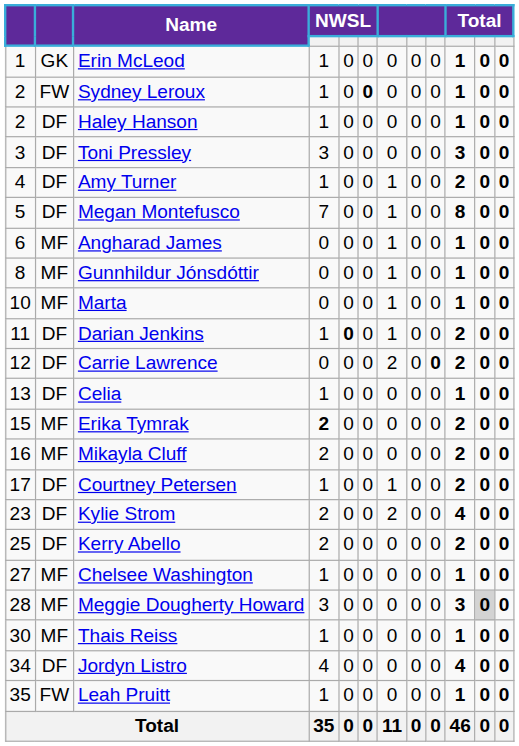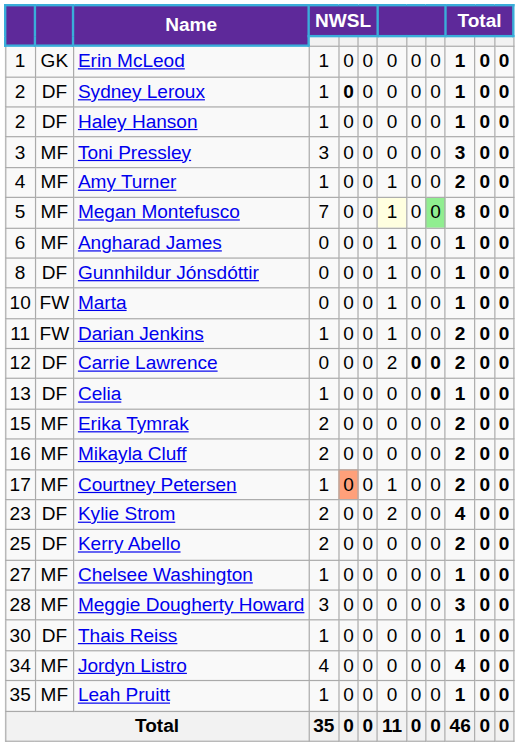(54, 91) FW -> (54, 91) DF
(348, 91) normal -> (348, 91) bold
(368, 91) bold -> (368, 91) normal
(54, 152) DF -> (54, 152) MF
(54, 182) DF -> (54, 182) MF
(54, 212) DF -> (54, 212) MF
(392, 212) no background -> (392, 212) lightyellow background
(435, 212) no background -> (435, 212) lightgreen background
(54, 272) MF -> (54, 272) DF
(54, 303) MF -> (54, 303) FW
(54, 333) DF -> (54, 333) FW
(348, 333) bold -> (348, 333) normal
(416, 363) normal -> (416, 363) bold
(435, 393) normal -> (435, 393) bold
(324, 423) bold -> (324, 423) normal
(54, 484) DF -> (54, 484) MF
(348, 484) no background -> (348, 484) lightsalmon background
(485, 605) lightgrey background -> (485, 605) no background
(54, 635) MF -> (54, 635) DF
(54, 665) DF -> (54, 665) MF
(54, 695) FW -> (54, 695) MF
